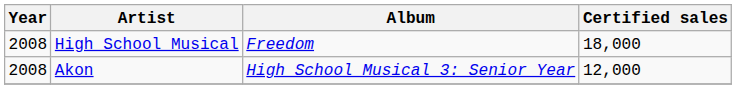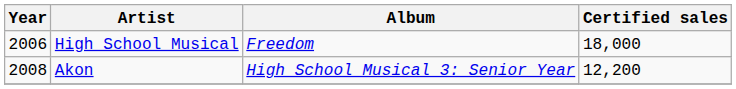(28, 44) 2008 -> (28, 44) 2006
(612, 70) 12,000 -> (612, 70) 12,200
